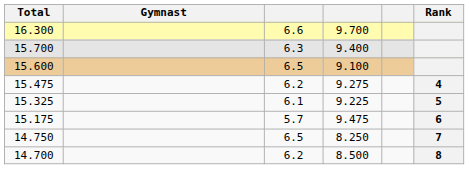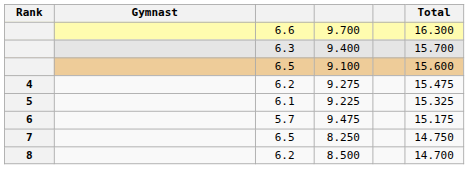columns swapped: (438, 14) <-> (34, 14)
